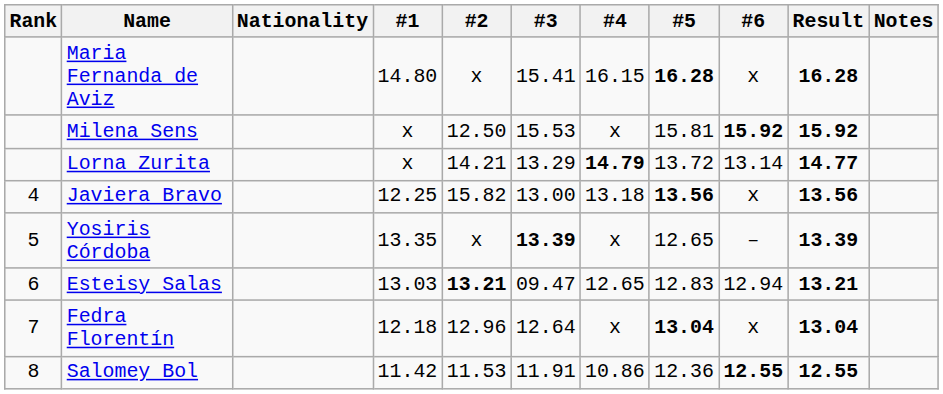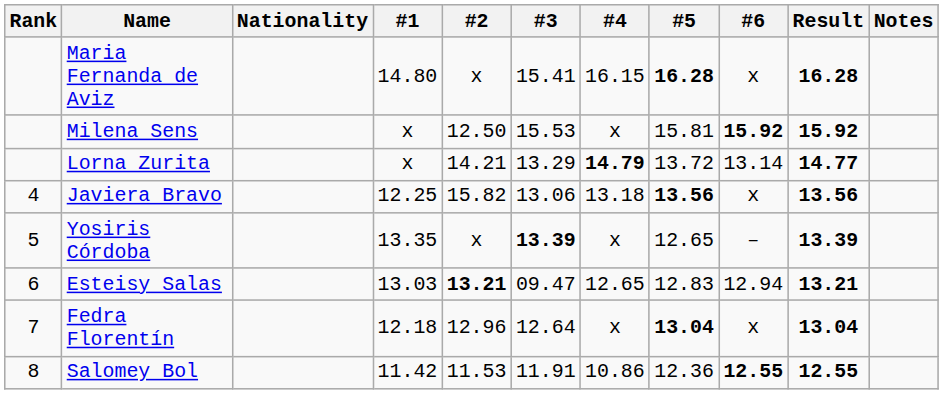(546, 197) 13.00 -> (546, 197) 13.06
